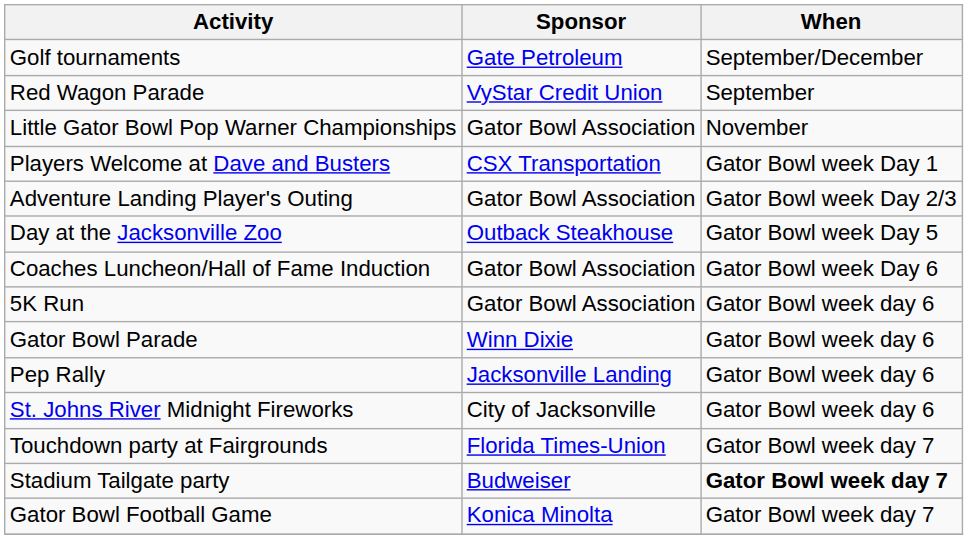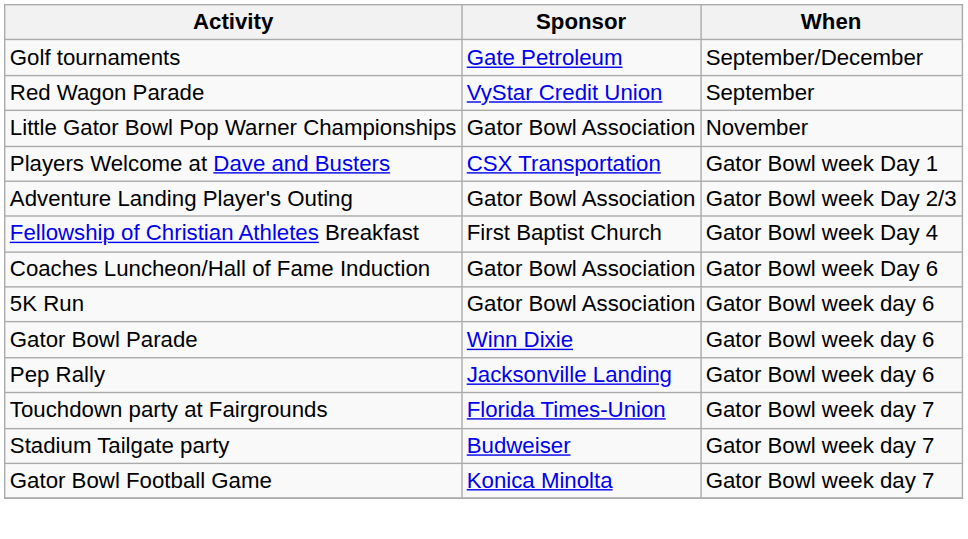+ row: (214, 233)
- row: (146, 233)
- row: (182, 410)
(827, 480) bold -> (820, 445) normal
